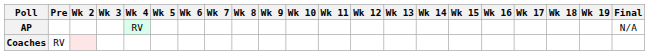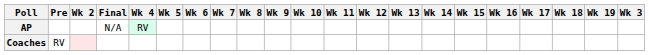columns swapped: (110, 12) <-> (628, 12)
